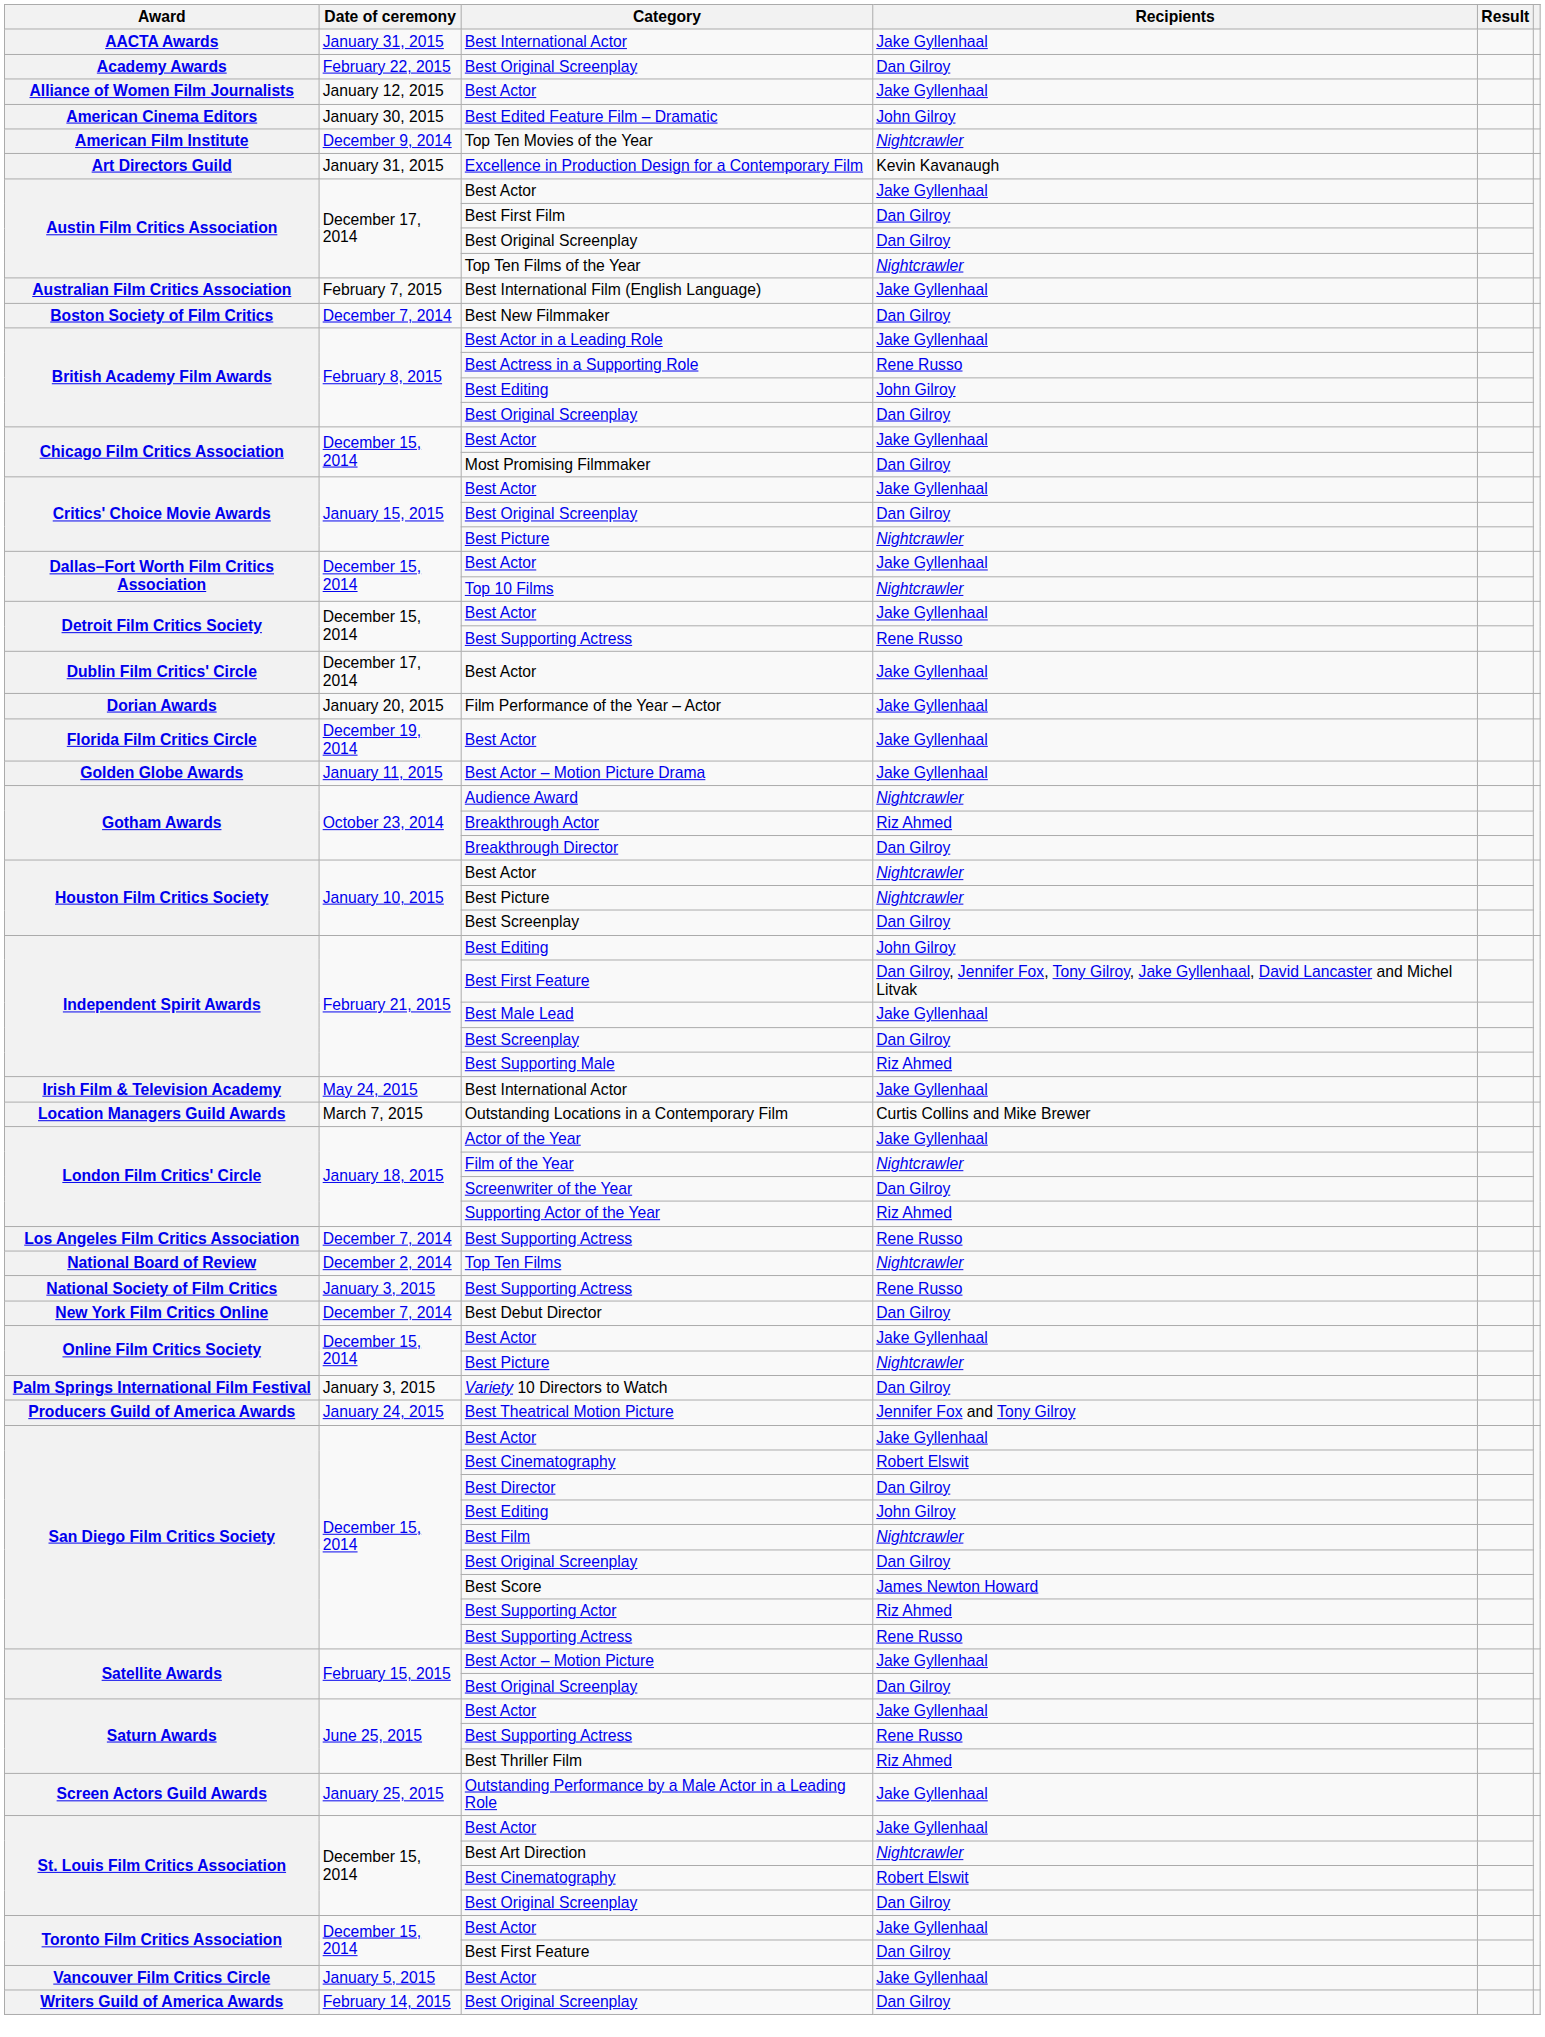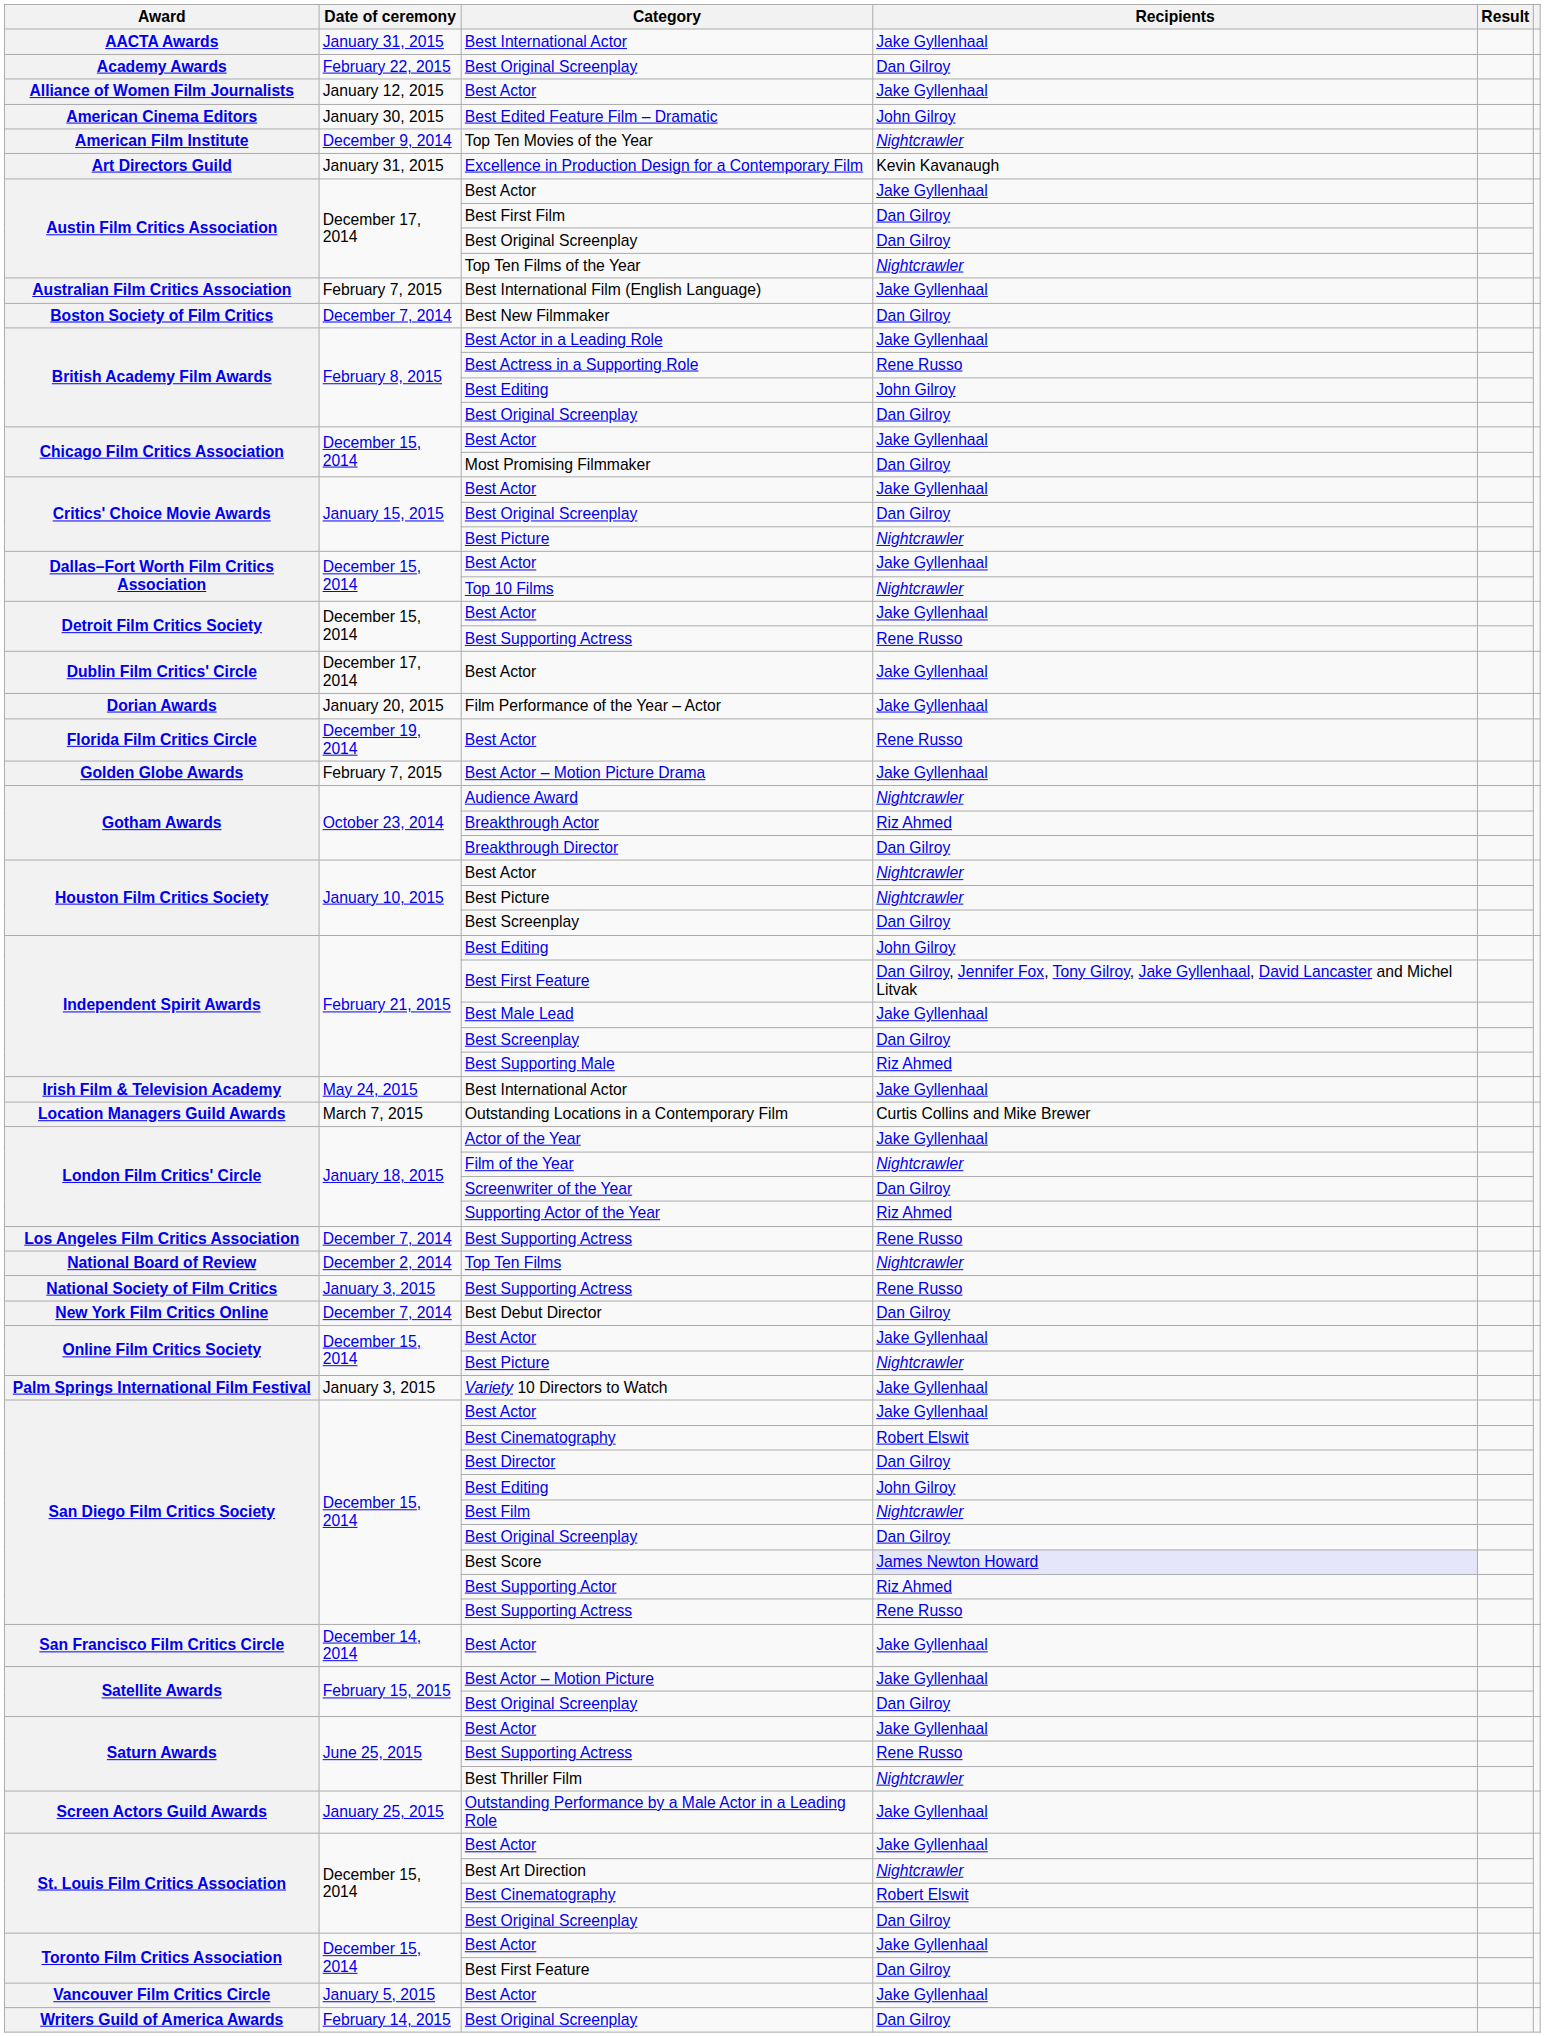(932, 739) Jake Gyllenhaal -> (919, 739) Rene Russo
(383, 773) January 11, 2015 -> (382, 773) February 7, 2015
(913, 1387) Dan Gilroy -> (932, 1387) Jake Gyllenhaal
- row: (162, 1412)
(957, 1586) no background -> (957, 1561) lavender background
+ row: (162, 1645)
(914, 1760) Riz Ahmed -> (920, 1778) Nightcrawler
